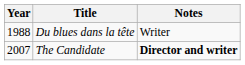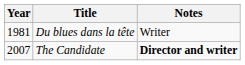(19, 32) 1988 -> (19, 32) 1981
